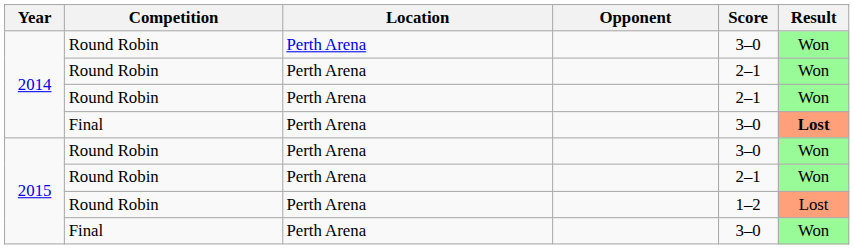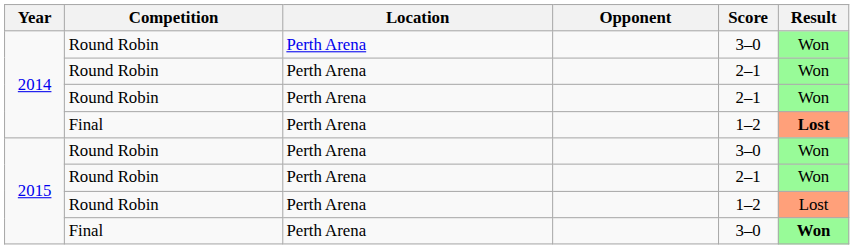(748, 124) 3–0 -> (748, 124) 1–2
(814, 230) normal -> (814, 230) bold
